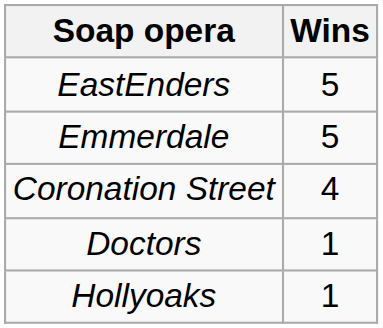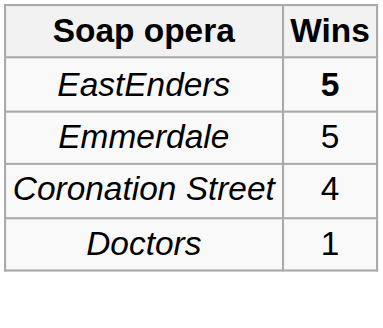(330, 84) normal -> (330, 84) bold
- row: (144, 296)
